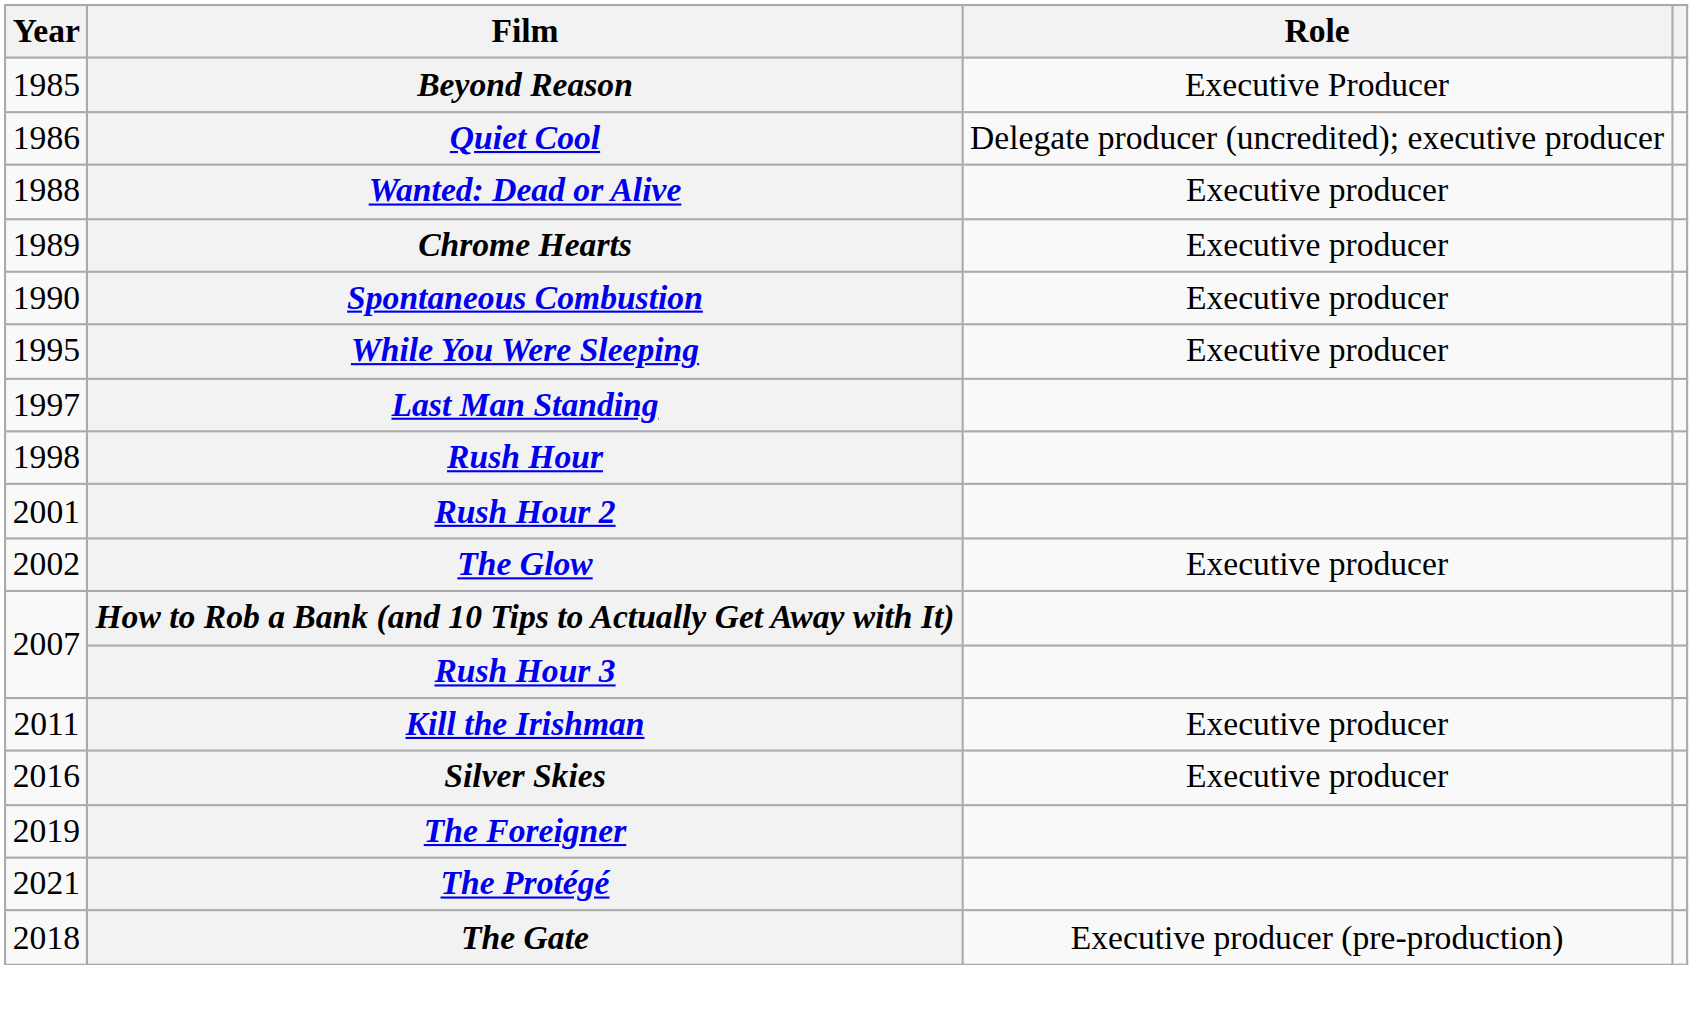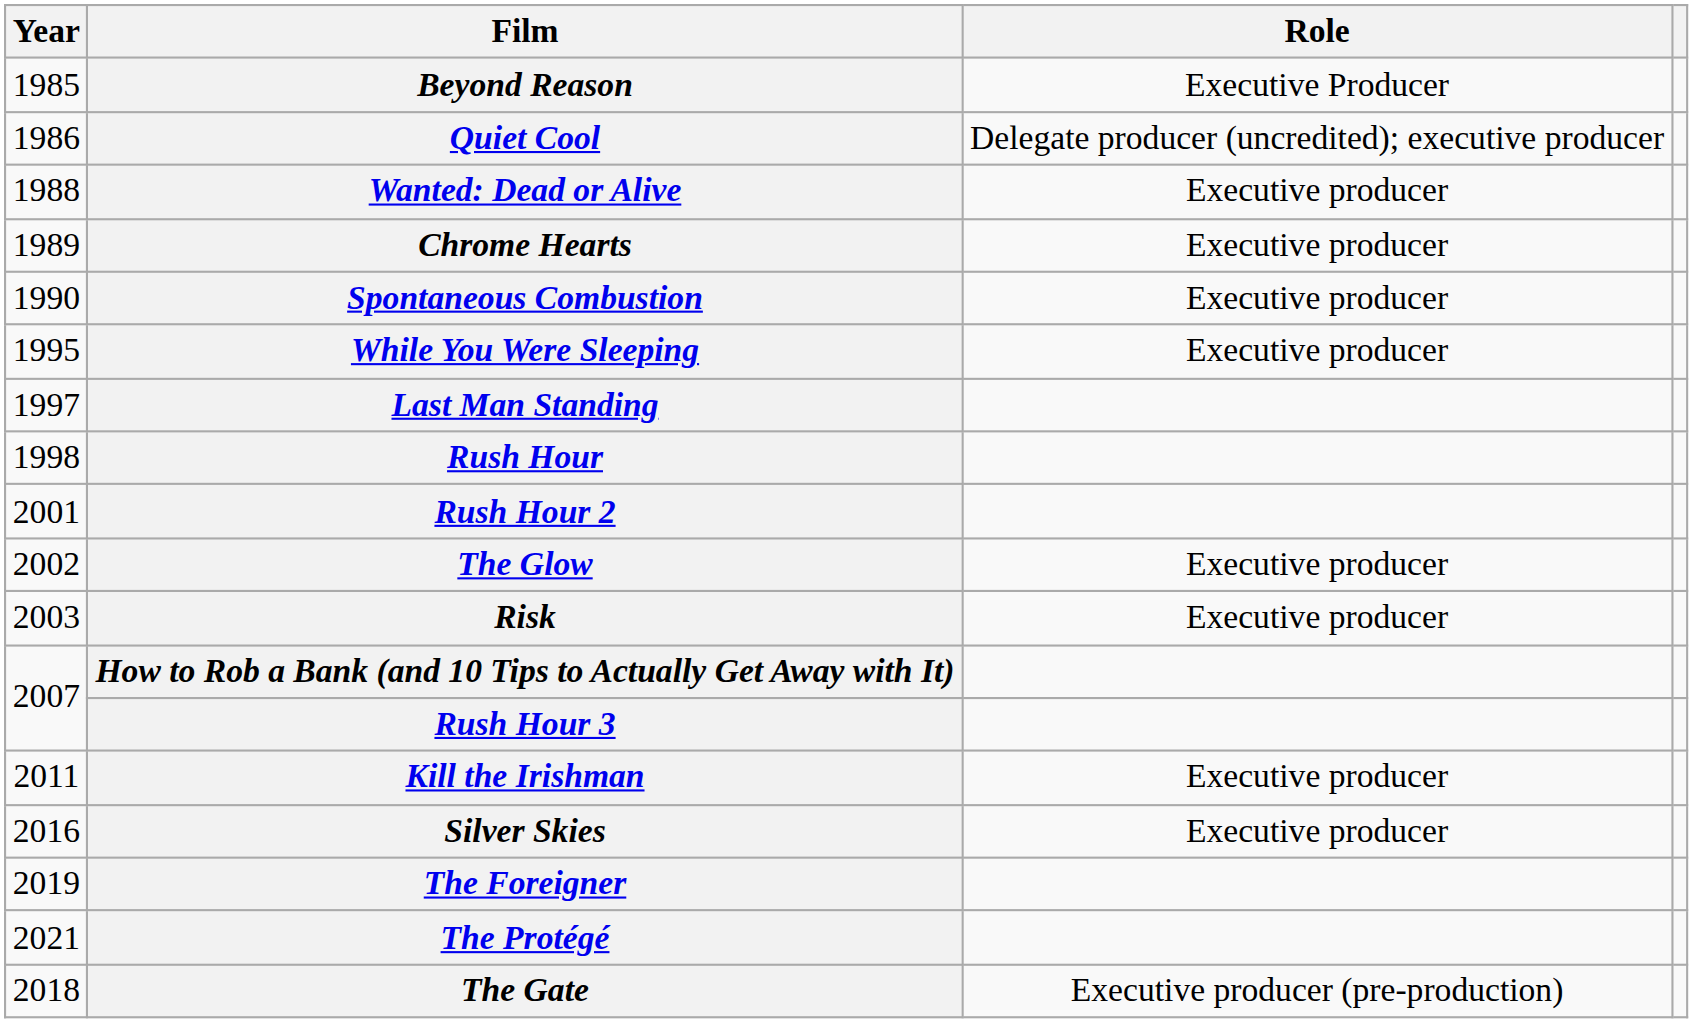+ row: (525, 617)
